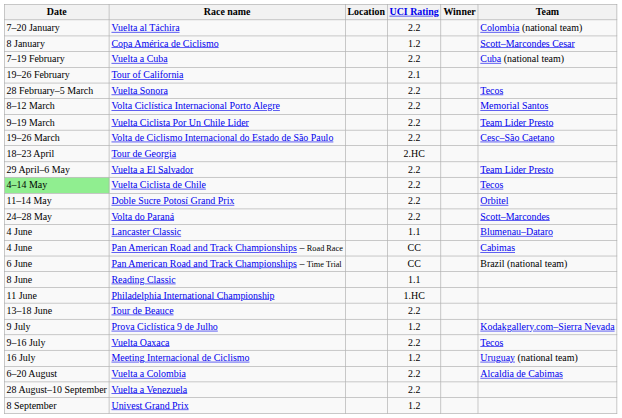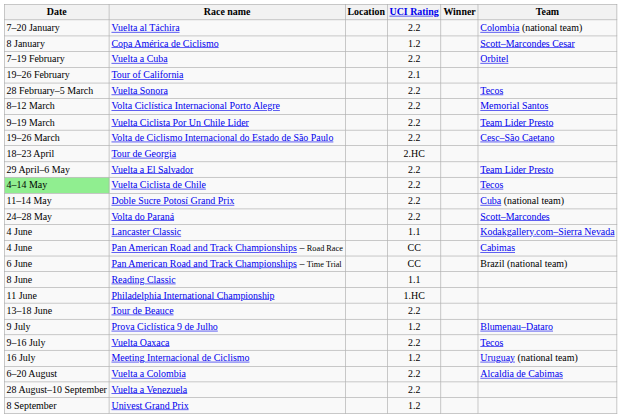(522, 59) Cuba (national team) -> (494, 59) Orbitel
(494, 201) Orbitel -> (522, 201) Cuba (national team)
(517, 232) Blumenau–Dataro -> (547, 232) Kodakgallery.com–Sierra Nevada
(547, 327) Kodakgallery.com–Sierra Nevada -> (517, 327) Blumenau–Dataro
